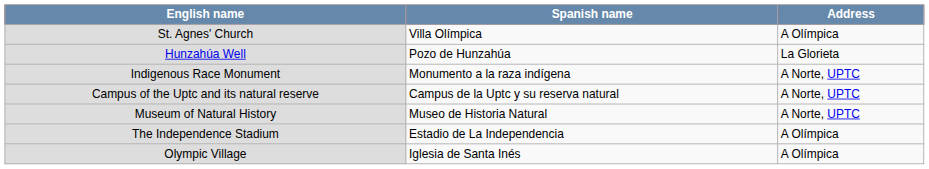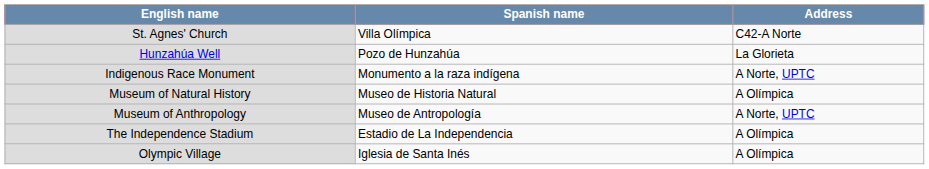(810, 34) A Olímpica -> (768, 34) C42-A Norte
- row: (205, 94)
(820, 114) A Norte, UPTC -> (764, 94) A Olímpica
+ row: (180, 114)
